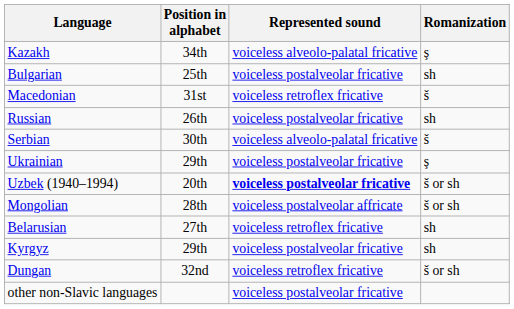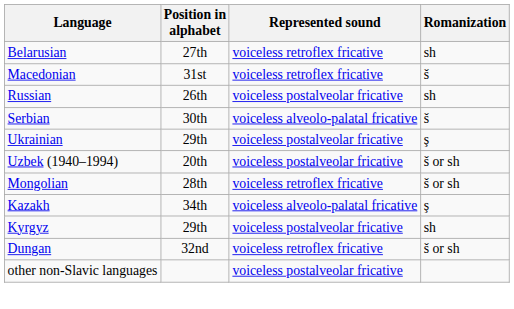rows swapped: (37, 227) <-> (29, 52)
- row: (35, 74)
(321, 183) bold -> (318, 161) normal
(317, 205) voiceless postalveolar affricate -> (308, 183) voiceless retroflex fricative
